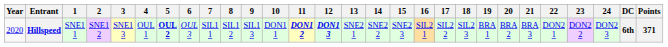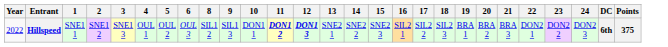- column: (210, 11)
(15, 29) 2020 -> (15, 29) 2022
(168, 29) bold -> (167, 29) normal
(649, 29) 371 -> (628, 29) 375
